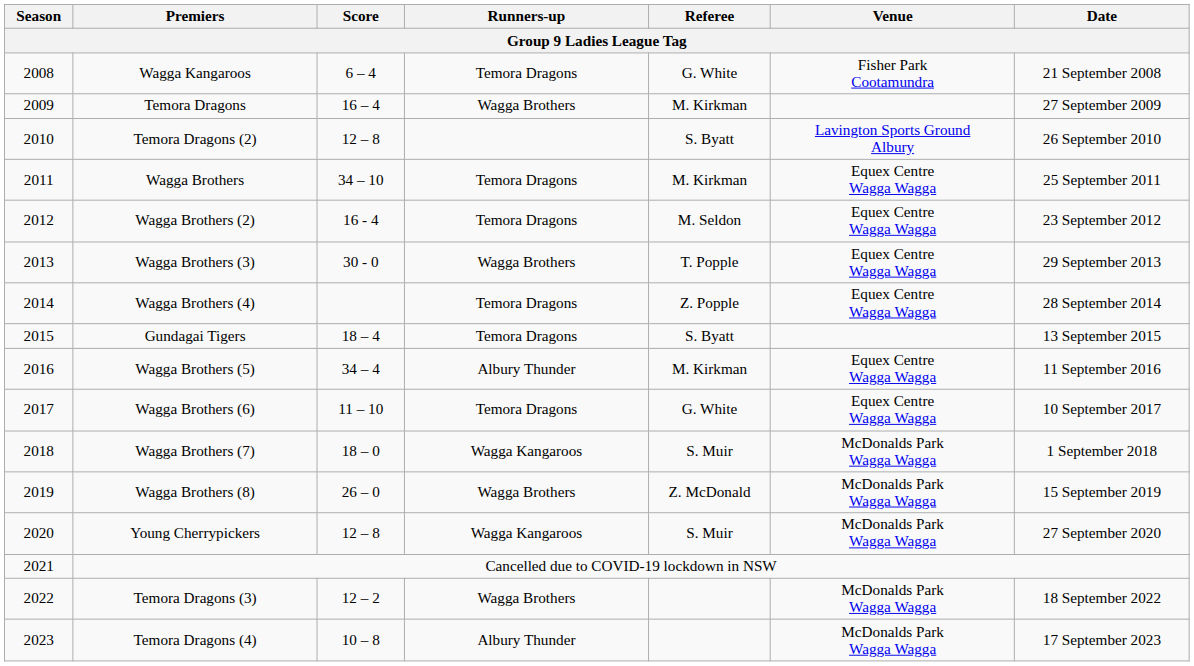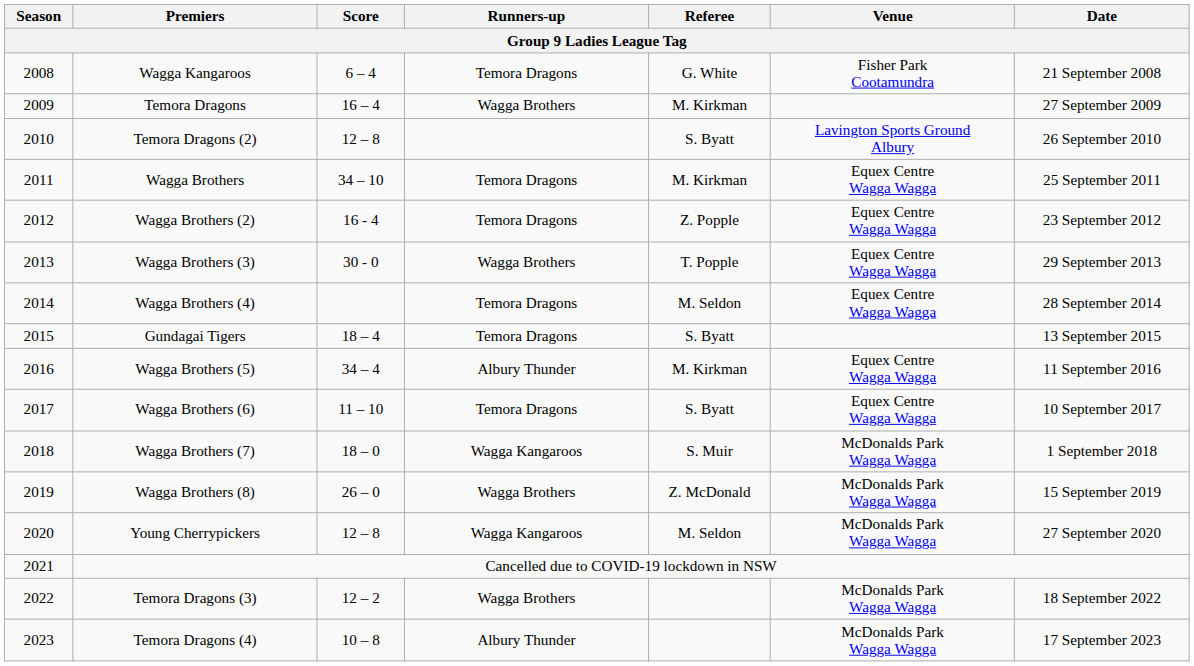(710, 221) M. Seldon -> (710, 221) Z. Popple
(710, 303) Z. Popple -> (710, 303) M. Seldon
(710, 409) G. White -> (710, 409) S. Byatt
(710, 533) S. Muir -> (710, 533) M. Seldon
